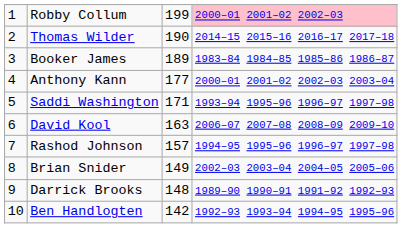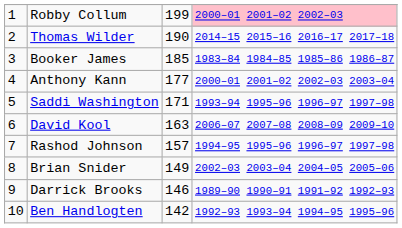(177, 59) 189 -> (177, 59) 185
(177, 190) 148 -> (177, 190) 146
